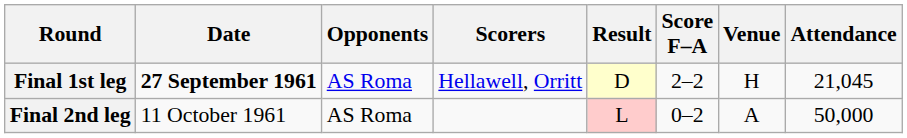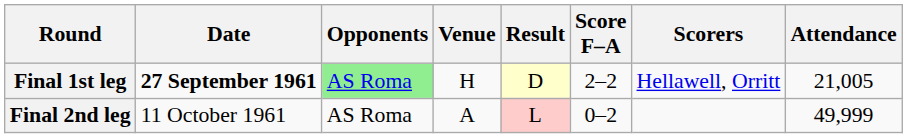columns swapped: (752, 33) <-> (510, 33)
(369, 80) no background -> (369, 80) lightgreen background
(844, 80) 21,045 -> (844, 80) 21,005
(844, 115) 50,000 -> (844, 115) 49,999
